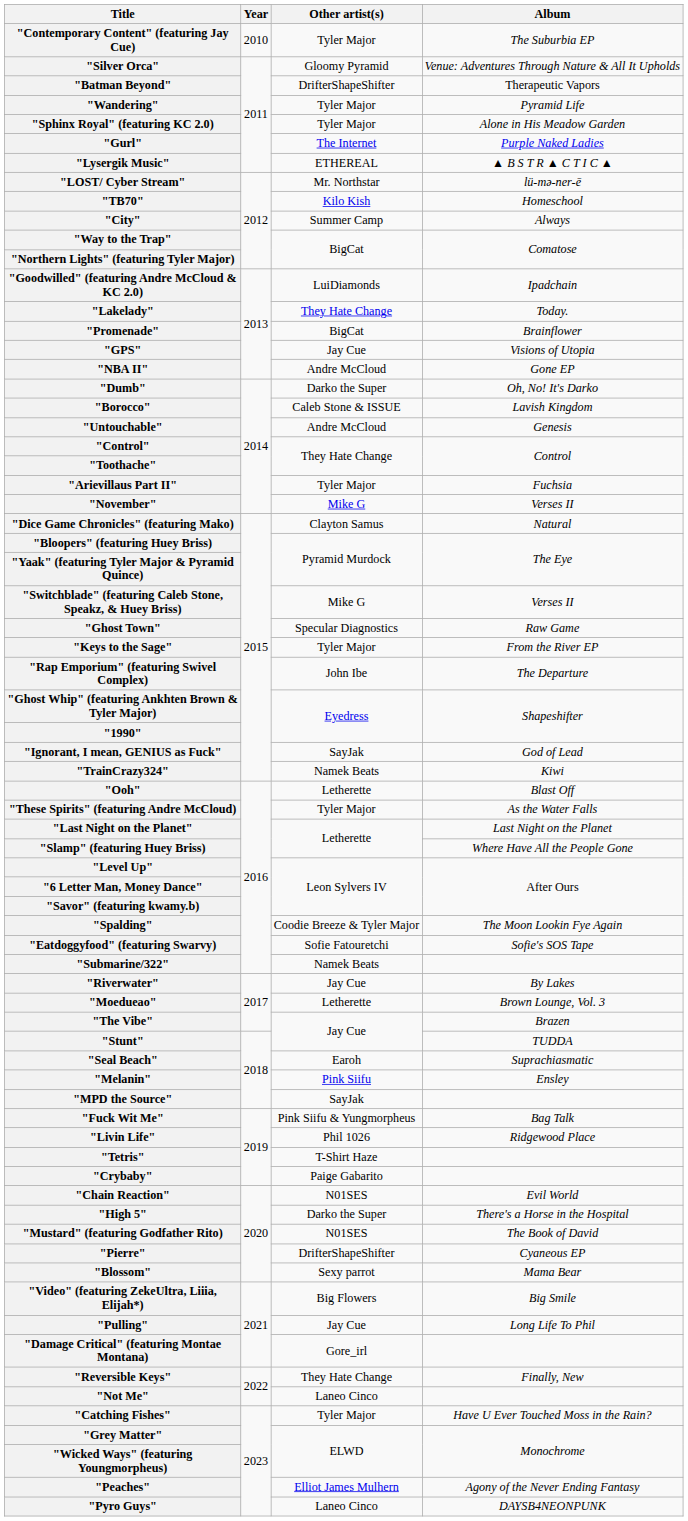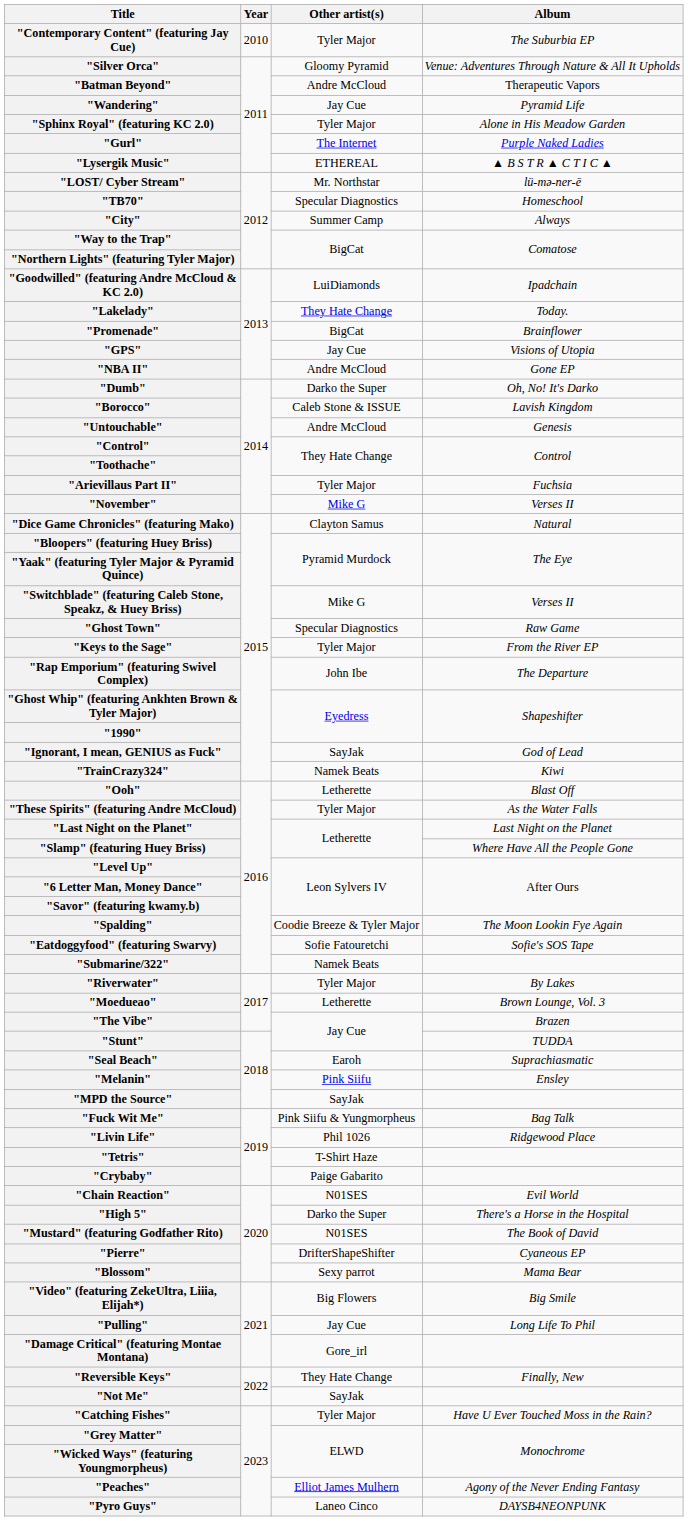(346, 85) DrifterShapeShifter -> (346, 85) Andre McCloud
(346, 104) Tyler Major -> (346, 104) Jay Cue
(346, 201) Kilo Kish -> (346, 201) Specular Diagnostics
(346, 983) Jay Cue -> (346, 983) Tyler Major
(346, 1396) Laneo Cinco -> (346, 1396) SayJak
